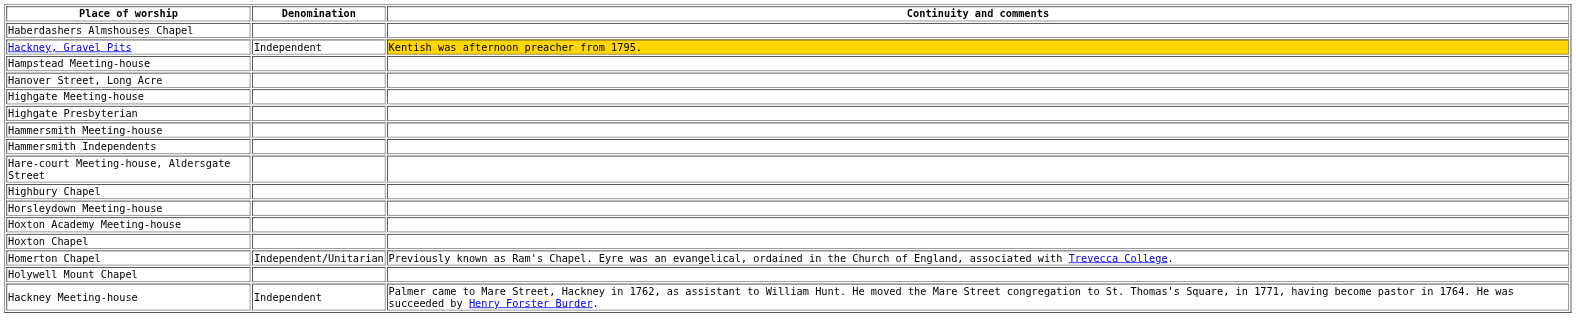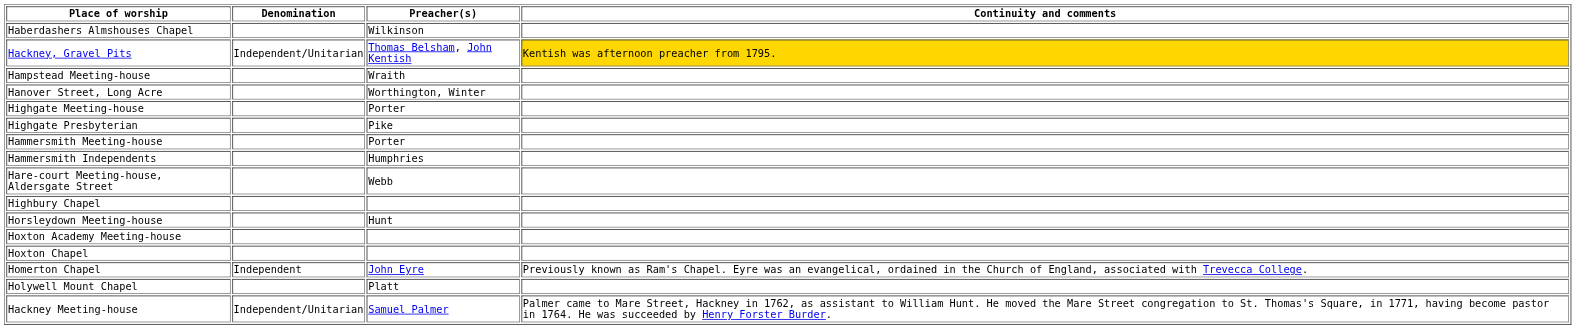+ column: (443, 14)
(288, 47) Independent -> (299, 53) Independent/Unitarian
(319, 258) Independent/Unitarian -> (268, 270) Independent
(288, 297) Independent -> (299, 309) Independent/Unitarian
